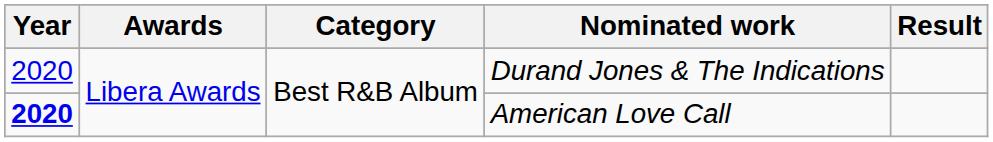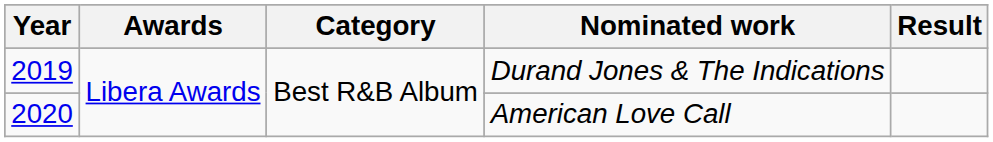(42, 70) 2020 -> (42, 70) 2019
(42, 114) bold -> (42, 114) normal
